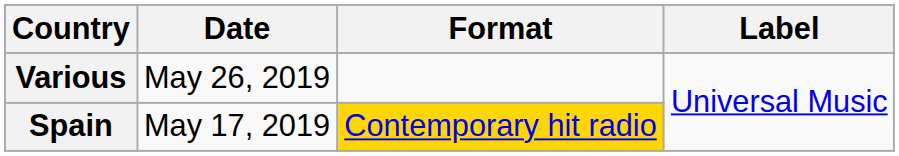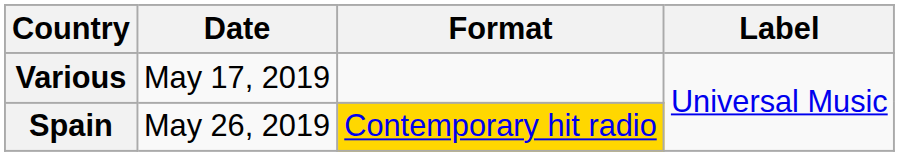(237, 77) May 26, 2019 -> (237, 77) May 17, 2019
(237, 126) May 17, 2019 -> (237, 126) May 26, 2019
